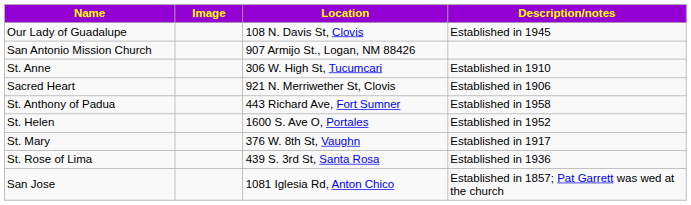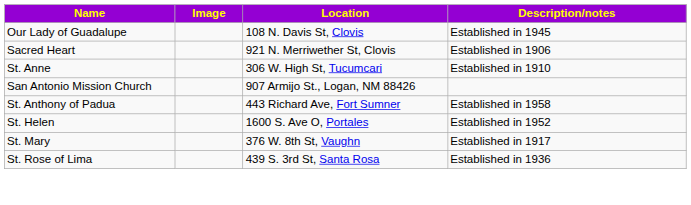rows swapped: (41, 86) <-> (79, 50)
- row: (31, 184)
